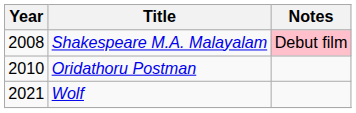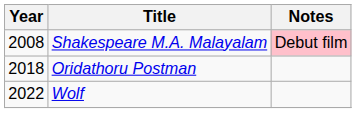(26, 68) 2010 -> (26, 68) 2018
(26, 94) 2021 -> (26, 94) 2022
